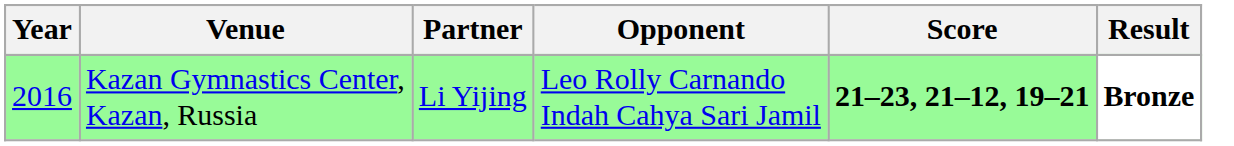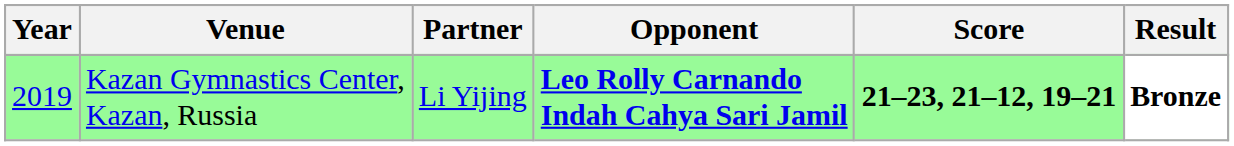(42, 96) 2016 -> (42, 96) 2019
(681, 96) normal -> (694, 96) bold
